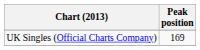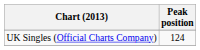(177, 38) 169 -> (177, 38) 124
